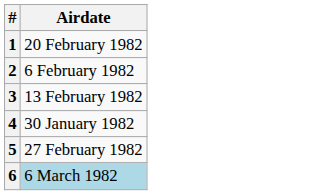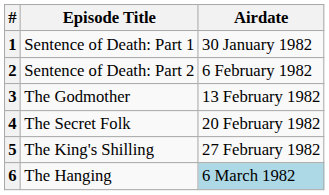+ column: (109, 17)
(84, 44) 20 February 1982 -> (257, 44) 30 January 1982
(79, 123) 30 January 1982 -> (261, 123) 20 February 1982
